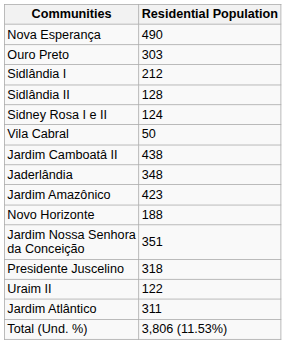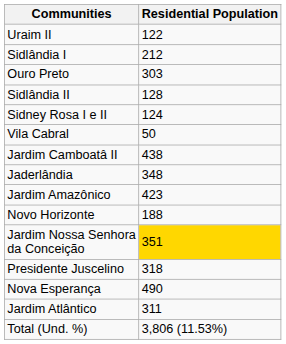rows swapped: (54, 34) <-> (29, 289)
rows swapped: (38, 54) <-> (37, 74)
(152, 242) no background -> (152, 242) gold background
